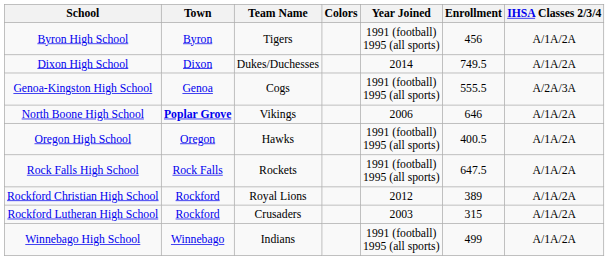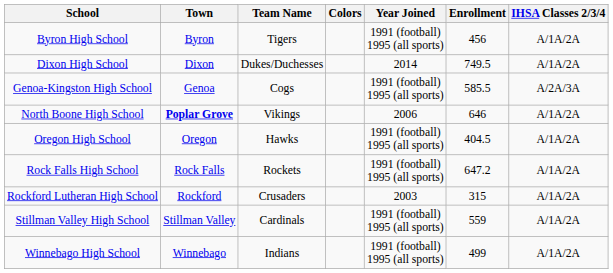(473, 89) 555.5 -> (477, 89) 585.5
(473, 139) 400.5 -> (477, 139) 404.5
(473, 170) 647.5 -> (477, 170) 647.2
- row: (83, 195)
+ row: (82, 221)
